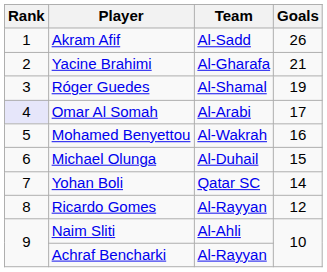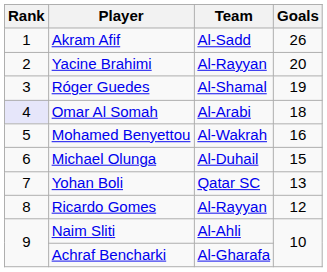(234, 64) Al-Gharafa -> (232, 64) Al-Rayyan
(298, 64) 21 -> (298, 64) 20
(298, 111) 17 -> (298, 111) 18
(298, 183) 14 -> (298, 183) 13
(232, 254) Al-Rayyan -> (234, 254) Al-Gharafa
